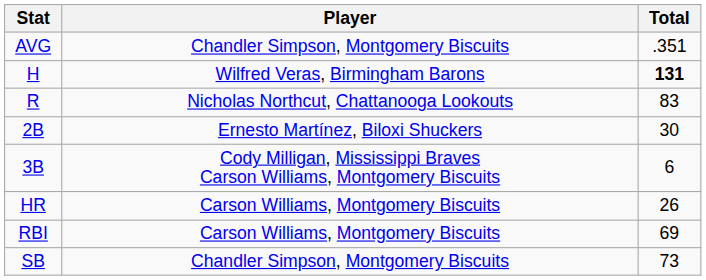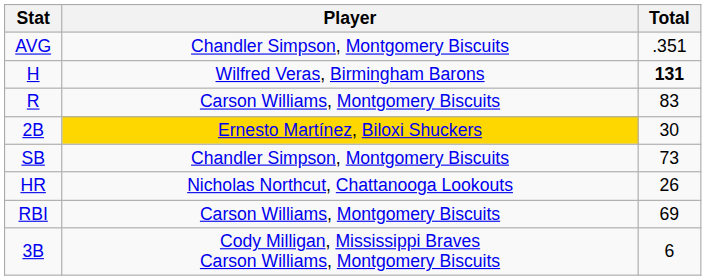(350, 102) Nicholas Northcut, Chattanooga Lookouts -> (350, 102) Carson Williams, Montgomery Biscuits
(350, 130) no background -> (350, 130) gold background
rows swapped: (33, 167) <-> (33, 261)
(350, 205) Carson Williams, Montgomery Biscuits -> (350, 185) Nicholas Northcut, Chattanooga Lookouts
